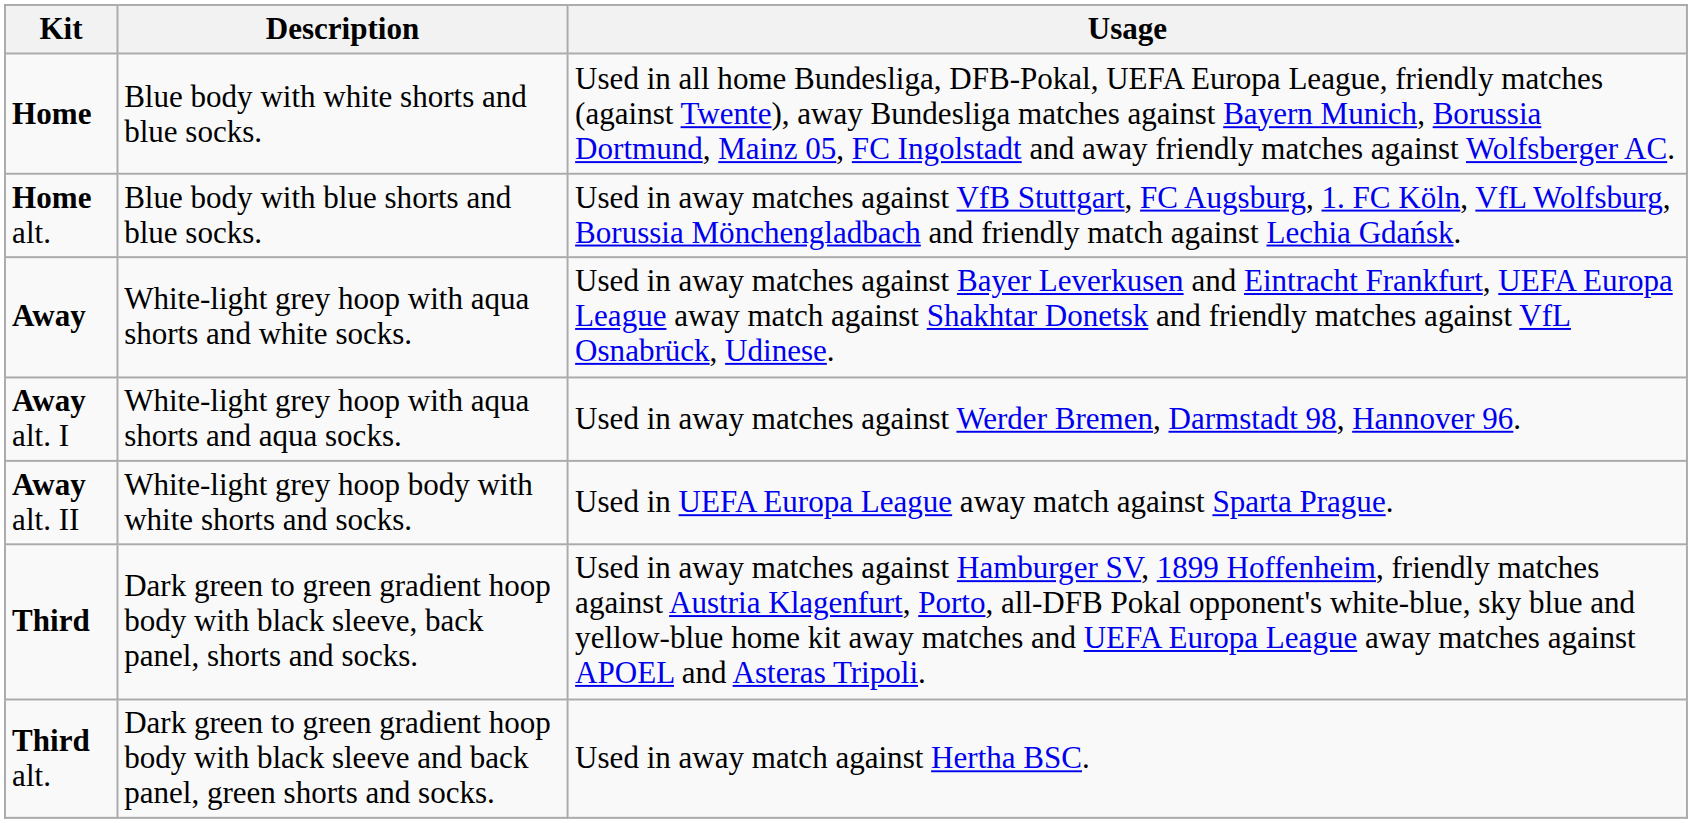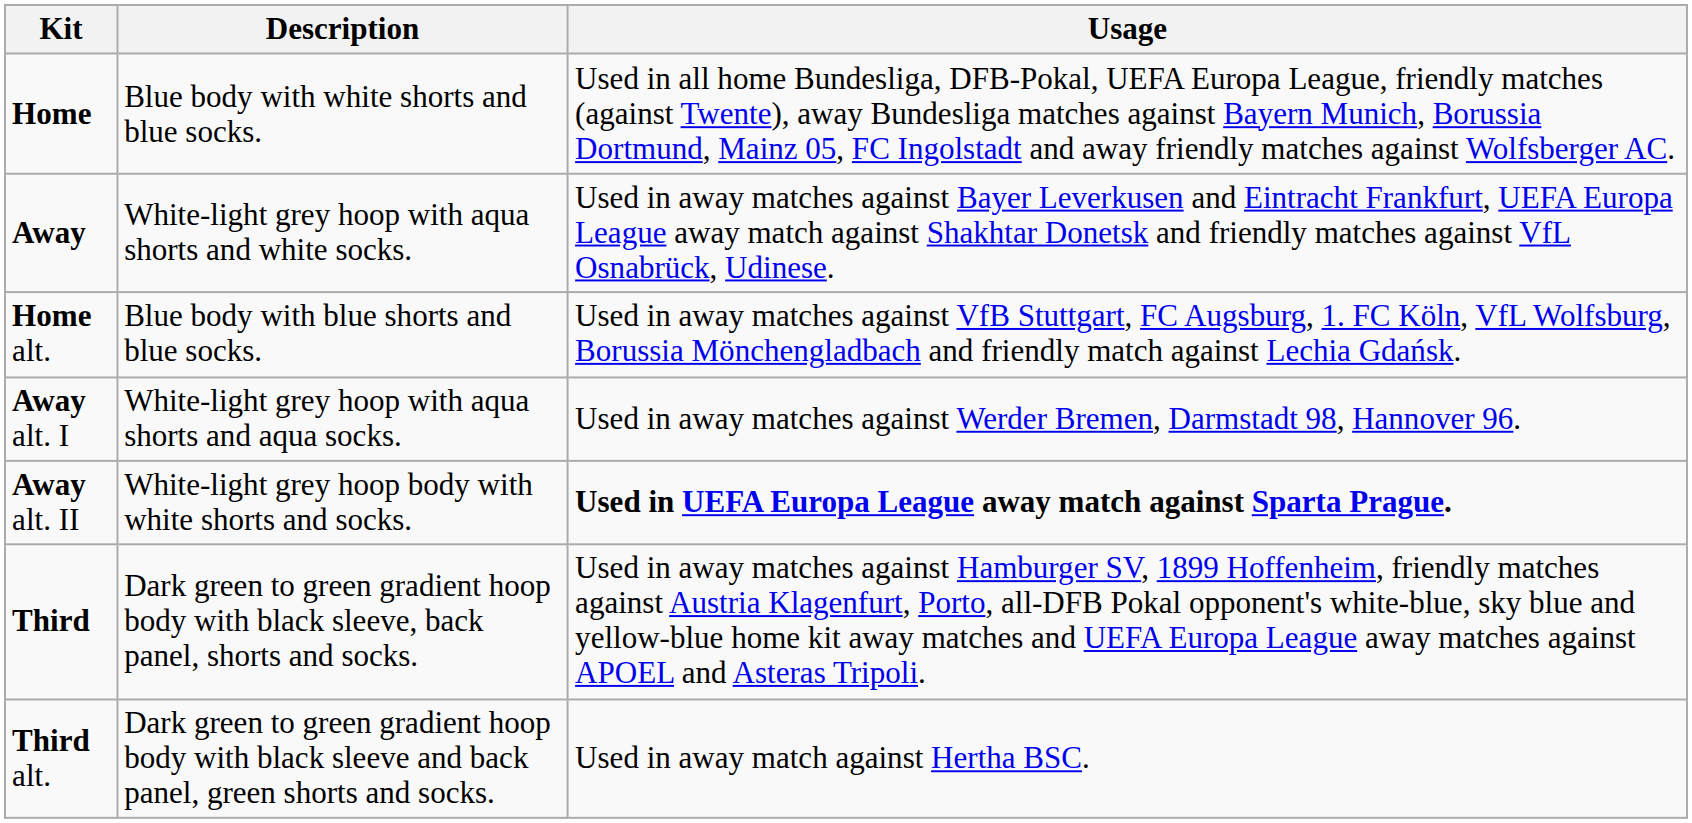rows swapped: (52, 214) <-> (49, 316)
(984, 502) normal -> (1013, 502) bold
